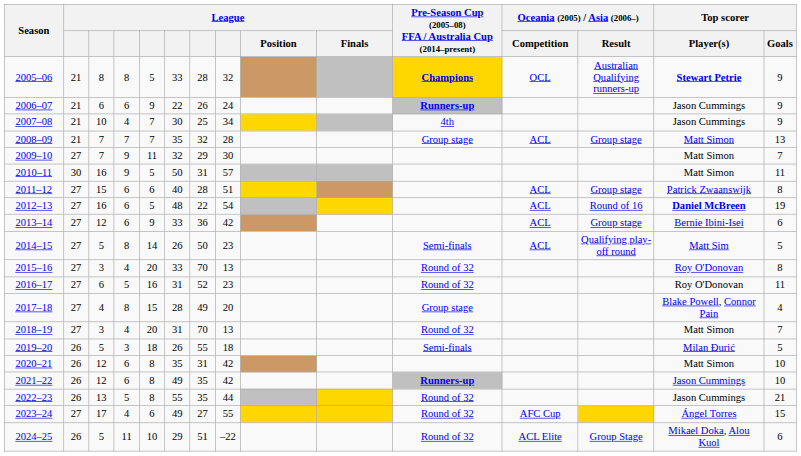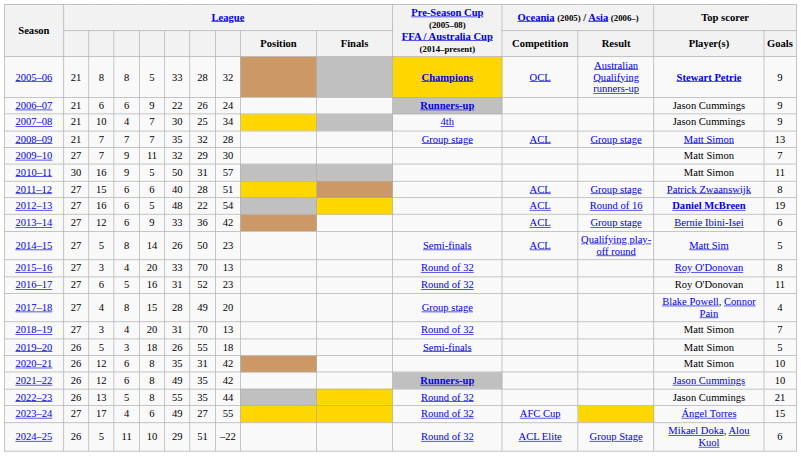(709, 347) Milan Đurić -> (709, 347) Matt Simon
